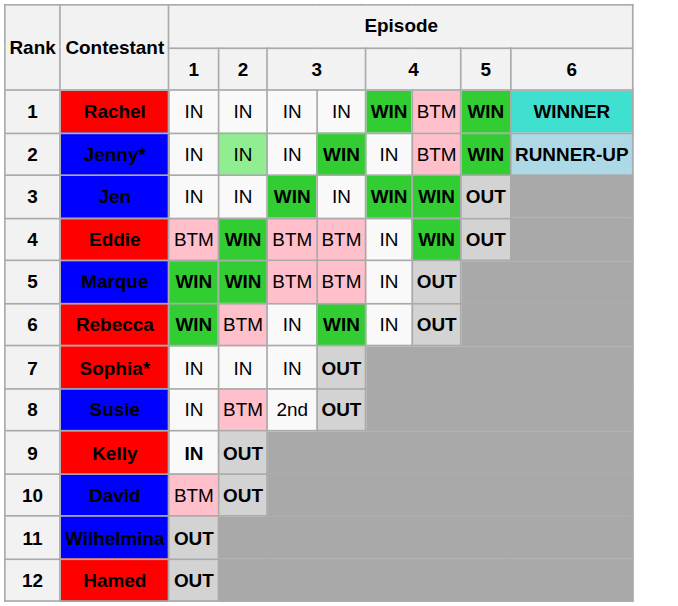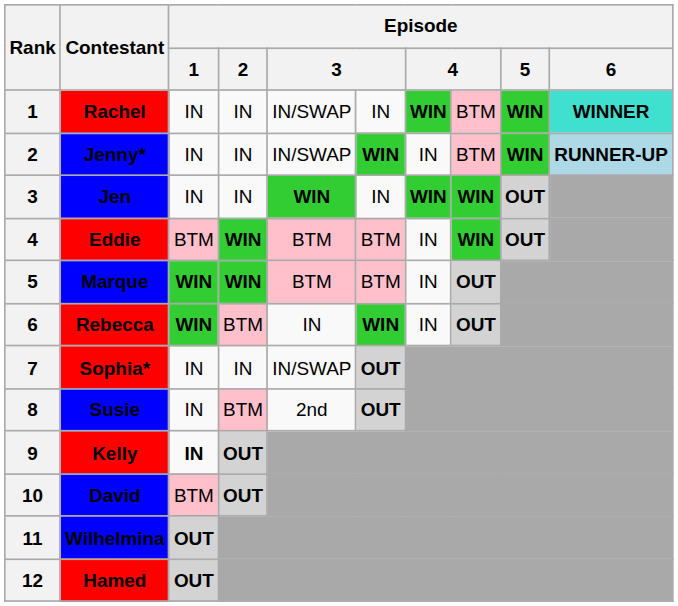(292, 112) IN -> (312, 112) IN/SWAP
(243, 154) lightgreen background -> (243, 154) no background
(292, 154) IN -> (312, 154) IN/SWAP
(292, 368) IN -> (312, 368) IN/SWAP
